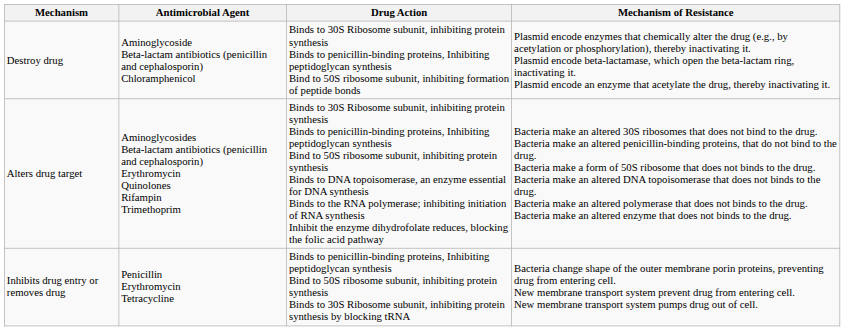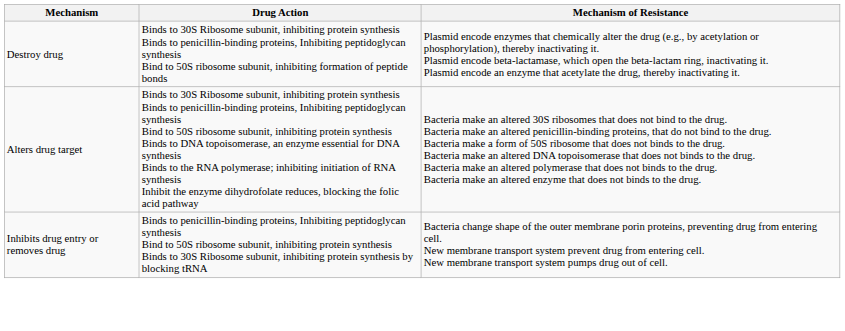- column: (203, 13)
